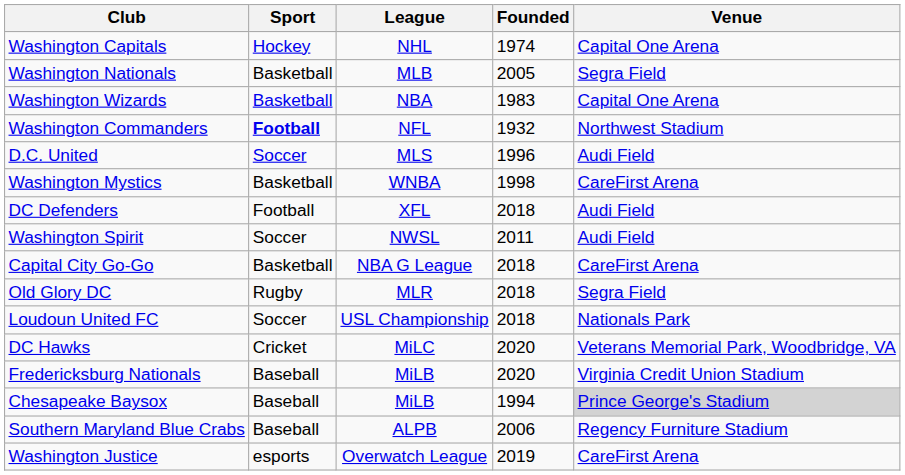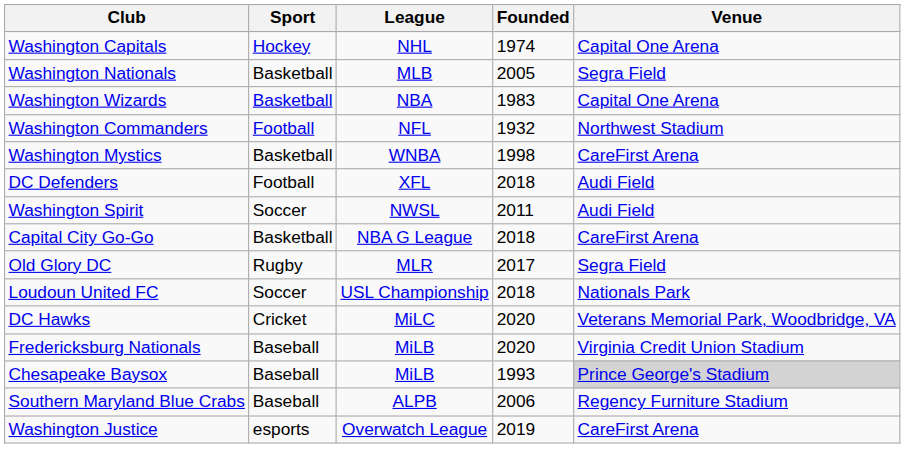(286, 127) bold -> (284, 127) normal
- row: (53, 155)
(516, 292) 2018 -> (516, 264) 2017
(516, 401) 1994 -> (516, 374) 1993
